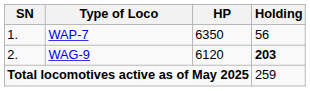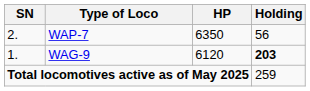(13, 34) 1. -> (13, 34) 2.
(13, 55) 2. -> (13, 55) 1.
